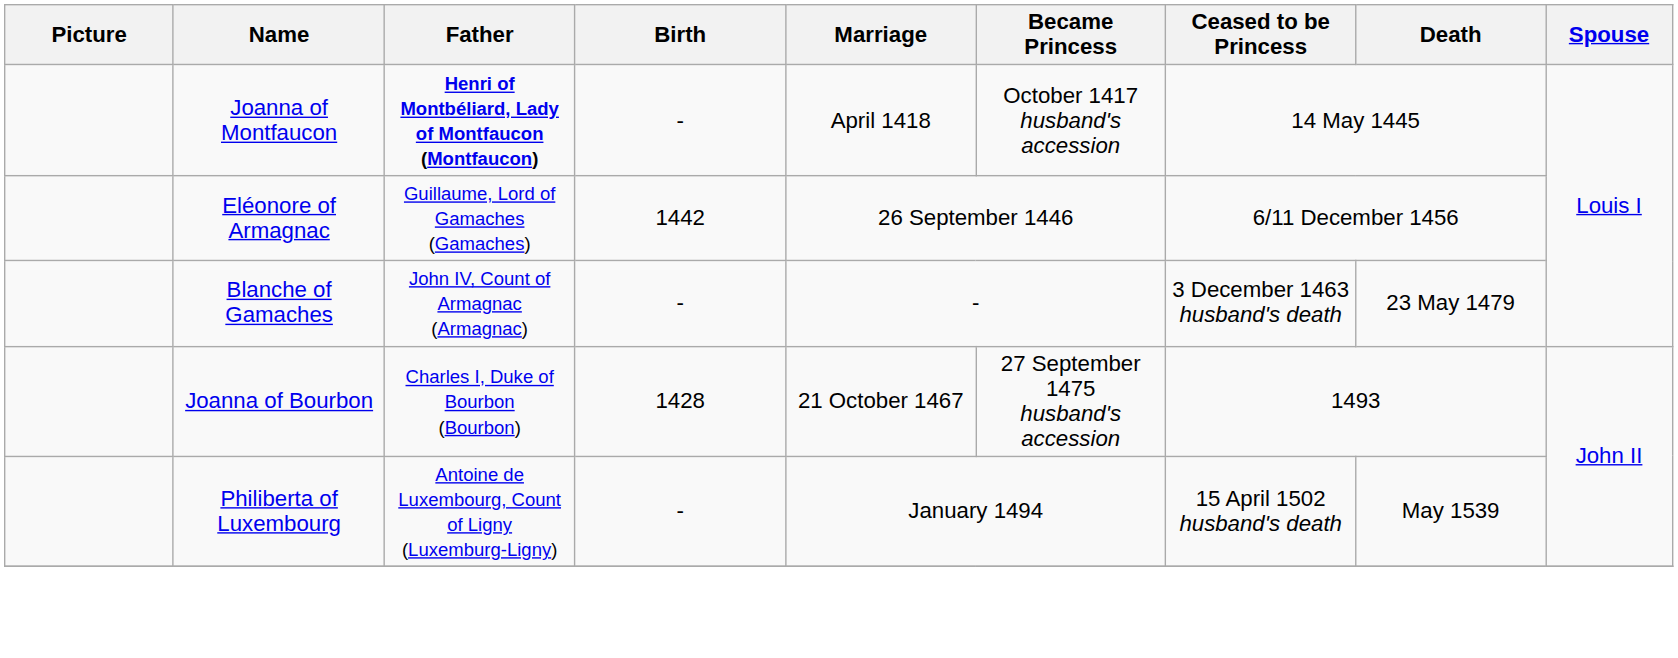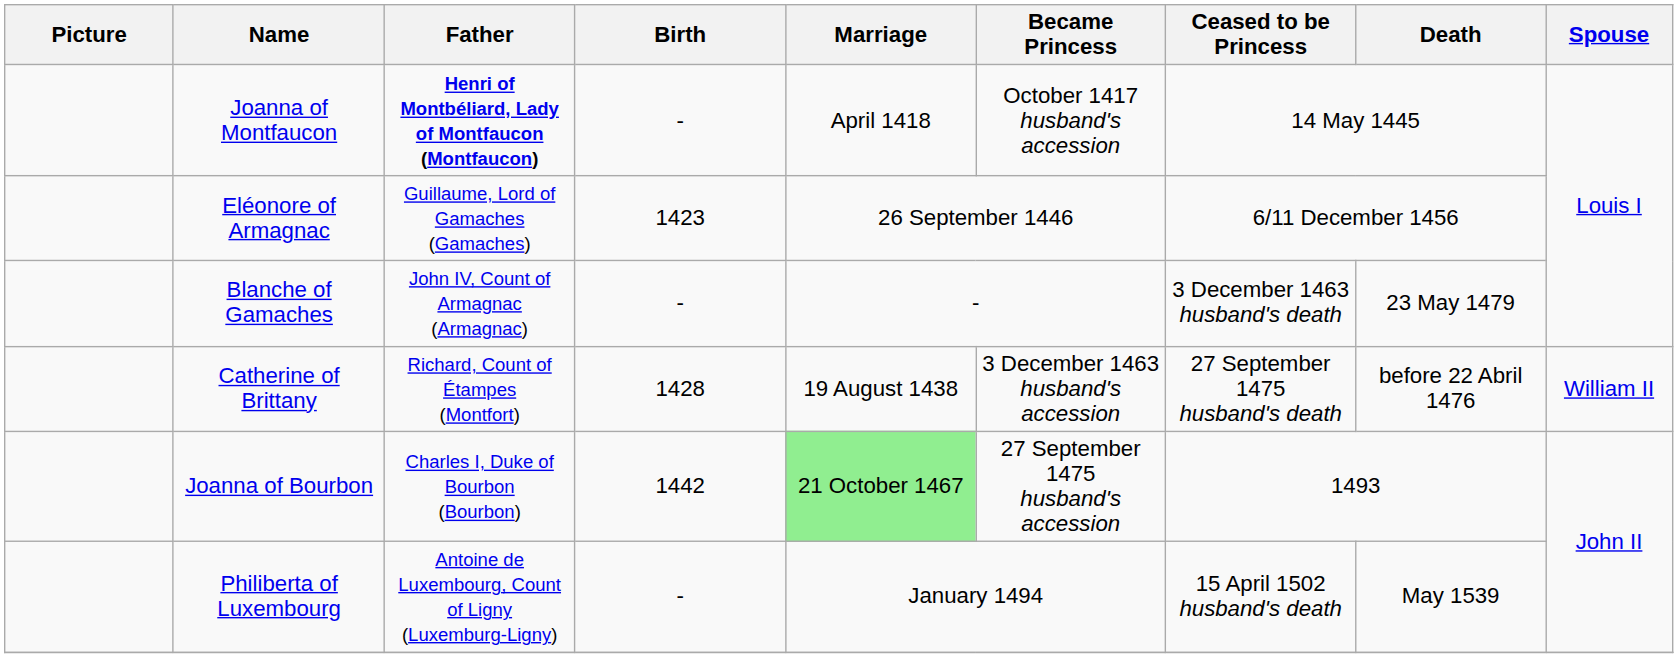(680, 217) 1442 -> (680, 217) 1423
+ row: (279, 388)
(680, 400) 1428 -> (680, 486) 1442
(881, 400) no background -> (881, 486) lightgreen background
